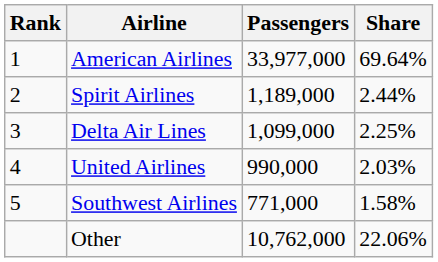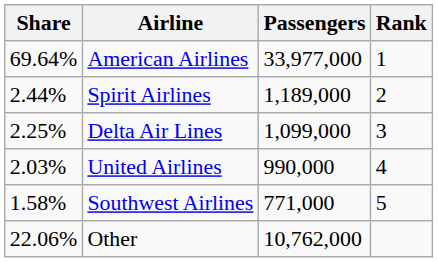columns swapped: (35, 22) <-> (393, 22)
